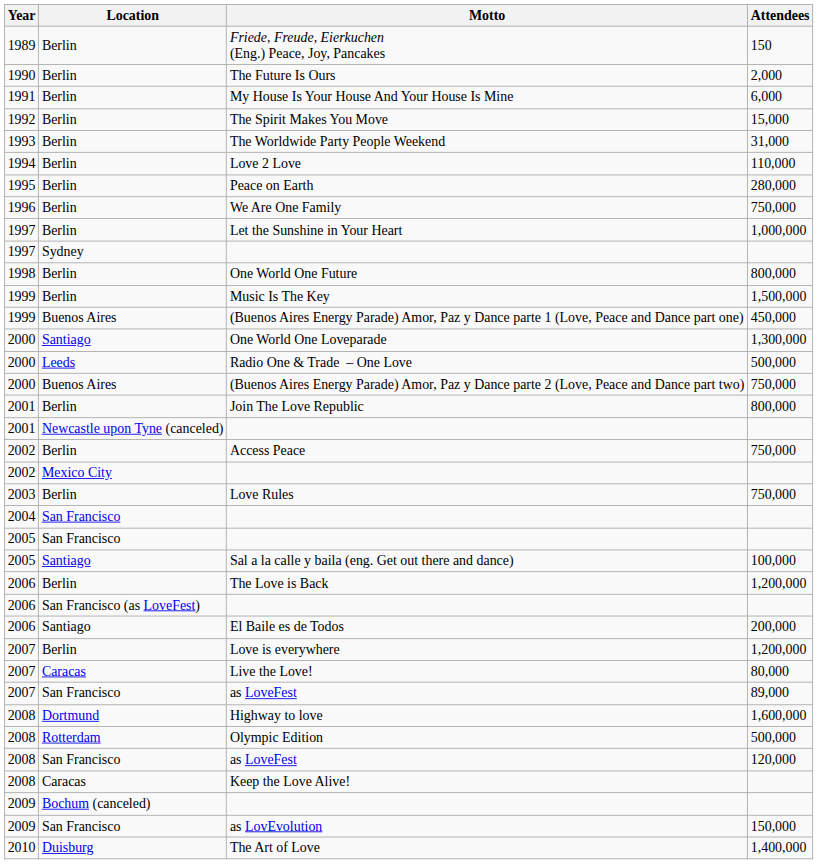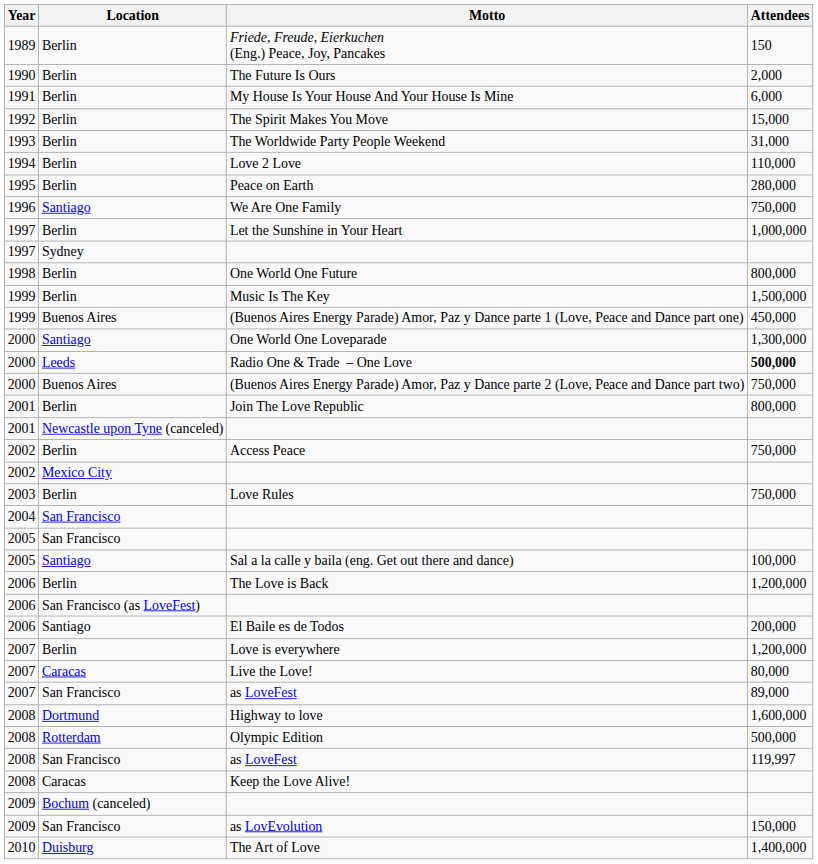(59, 207) Berlin -> (66, 207) Santiago
(773, 362) normal -> (773, 362) bold
(773, 759) 120,000 -> (773, 759) 119,997
